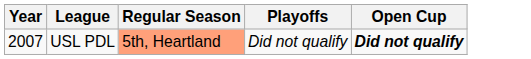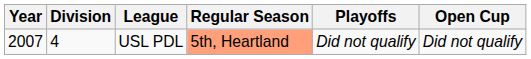+ column: (81, 16)
(409, 41) bold -> (472, 41) normal
